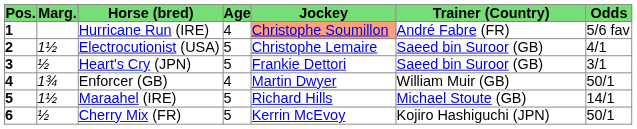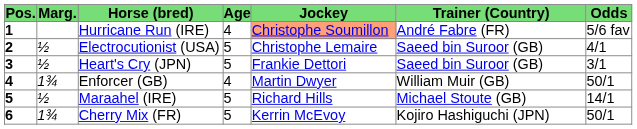(47, 47) 1½ -> (43, 47) ½
(47, 98) 1½ -> (43, 98) ½
(43, 115) ½ -> (47, 115) 1¾
